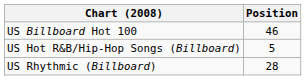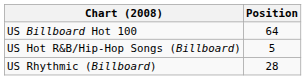(272, 31) 46 -> (272, 31) 64
